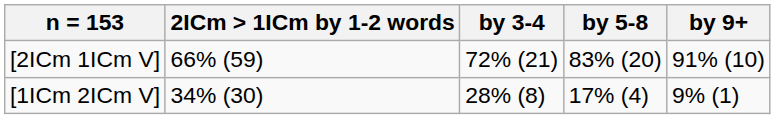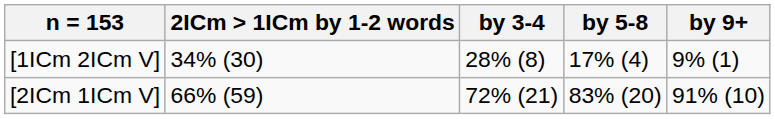rows swapped: (85, 58) <-> (85, 95)
